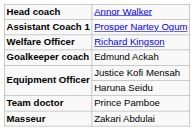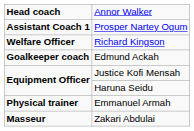- row: (134, 103)
+ row: (135, 103)
